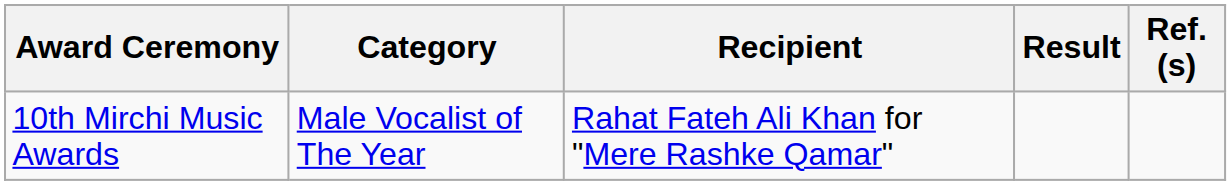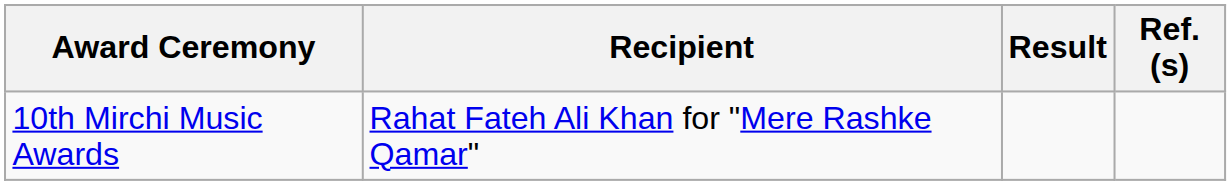- column: (427, 48)
